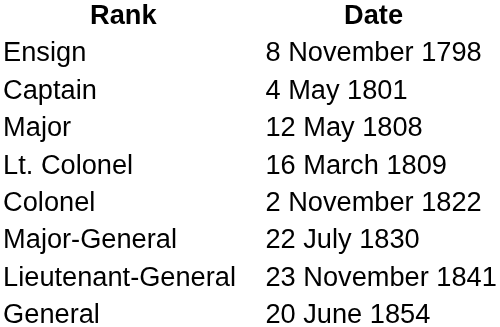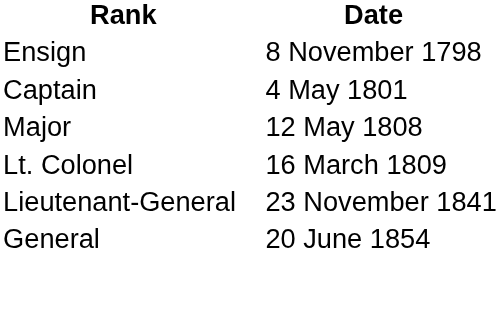- row: (57, 202)
- row: (98, 239)
